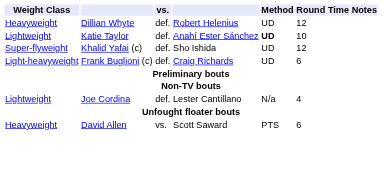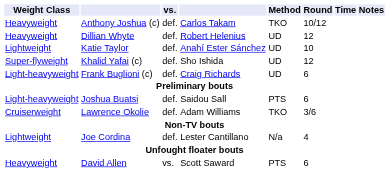+ row: (120, 23)
(268, 35) bold -> (275, 48) normal
+ row: (110, 99)
+ row: (115, 112)
